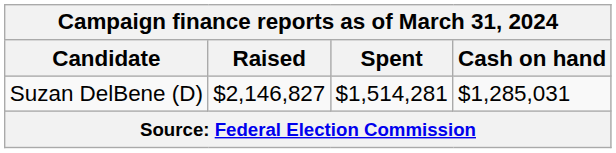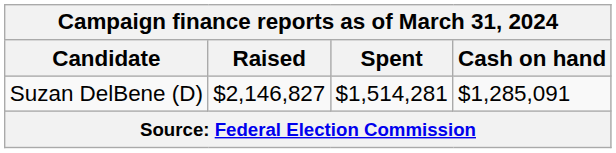(514, 93) $1,285,031 -> (514, 93) $1,285,091
